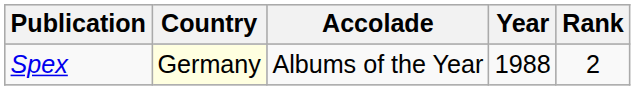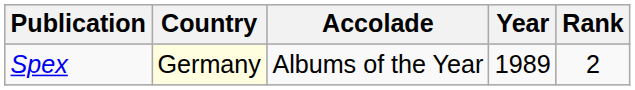(523, 64) 1988 -> (523, 64) 1989
